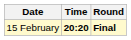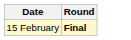- column: (76, 12)
